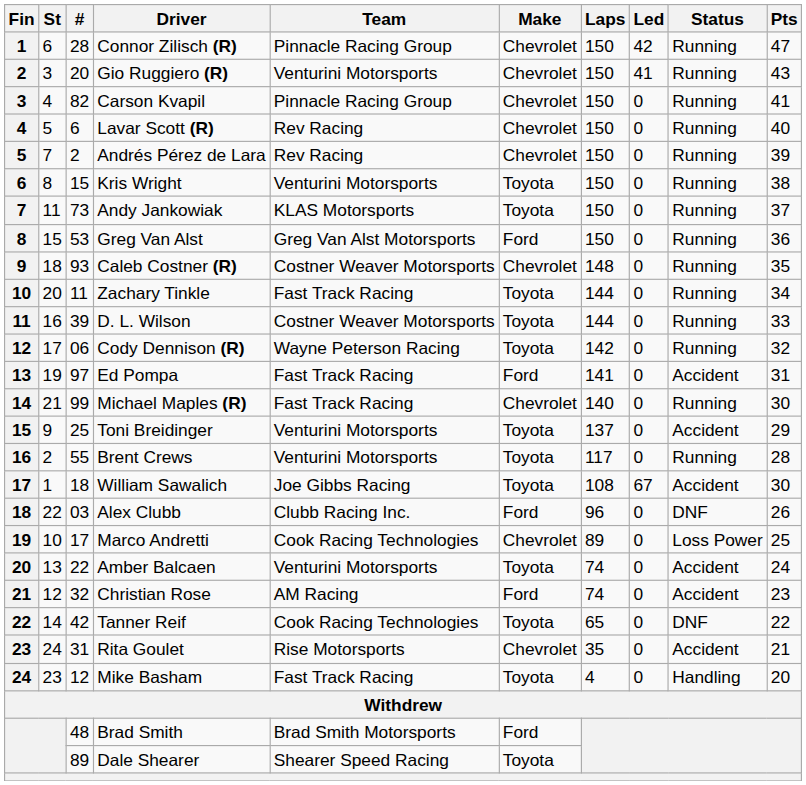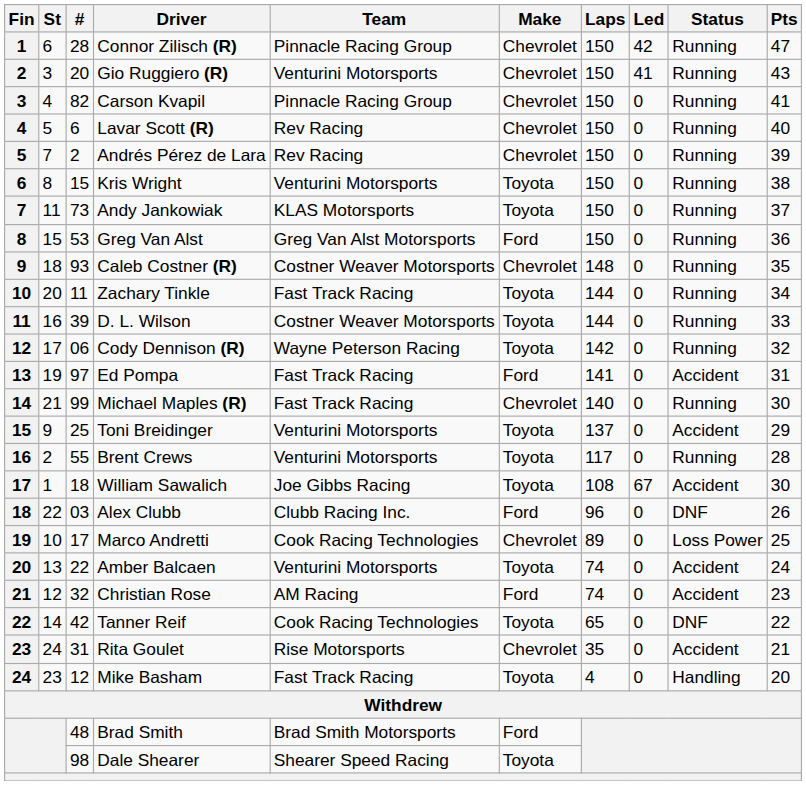(80, 759) 89 -> (80, 759) 98
